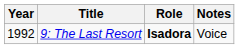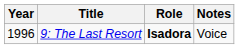(21, 33) 1992 -> (21, 33) 1996
